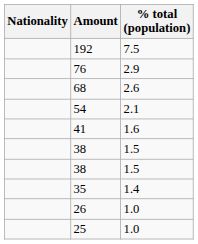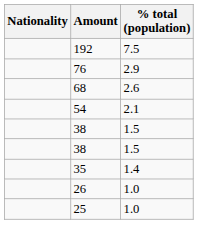- row: (80, 128)
